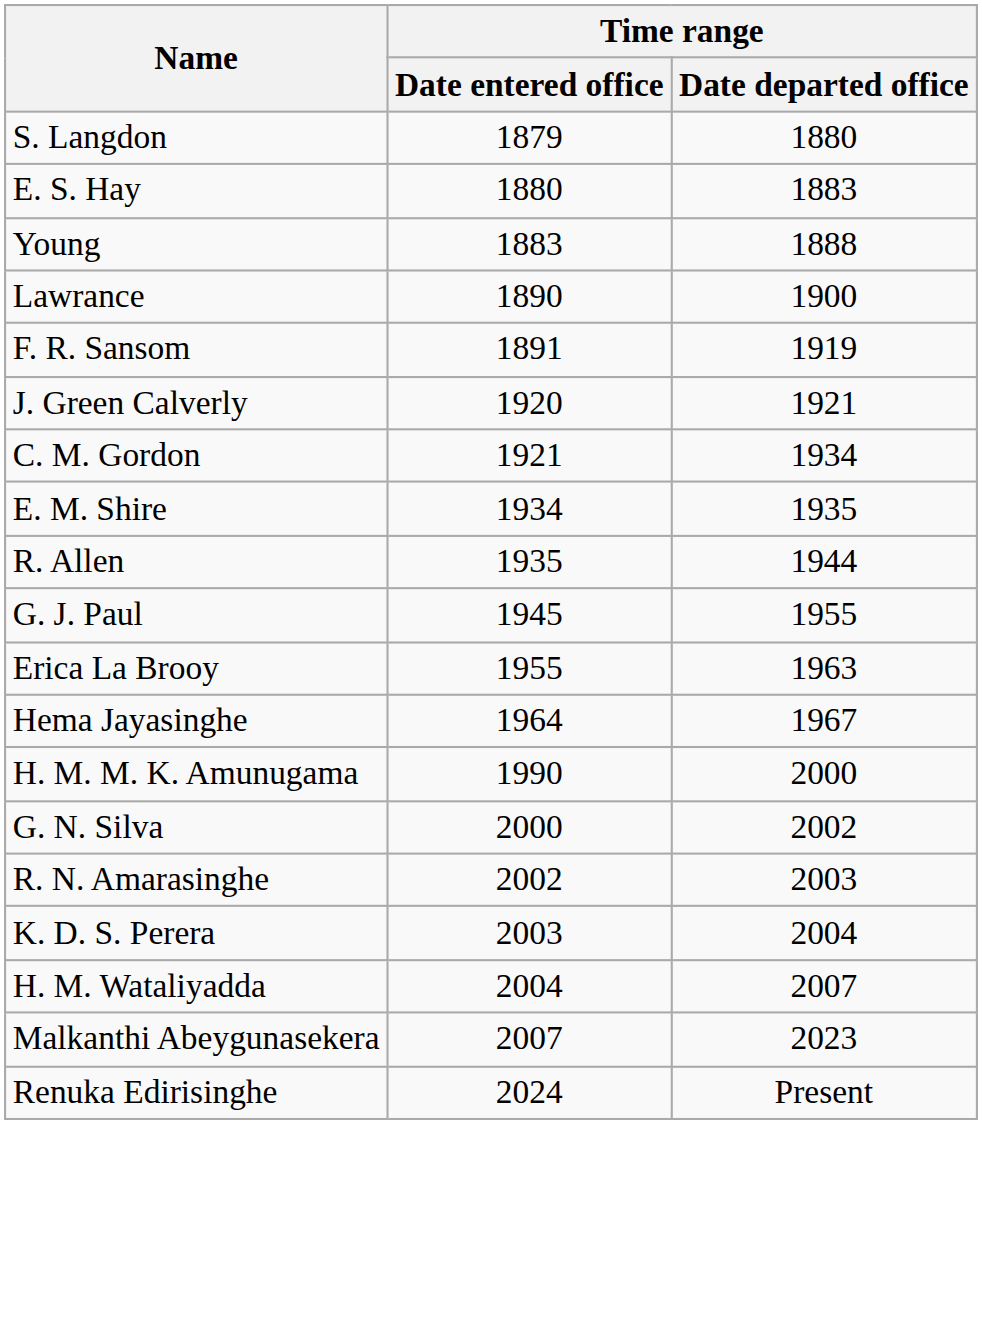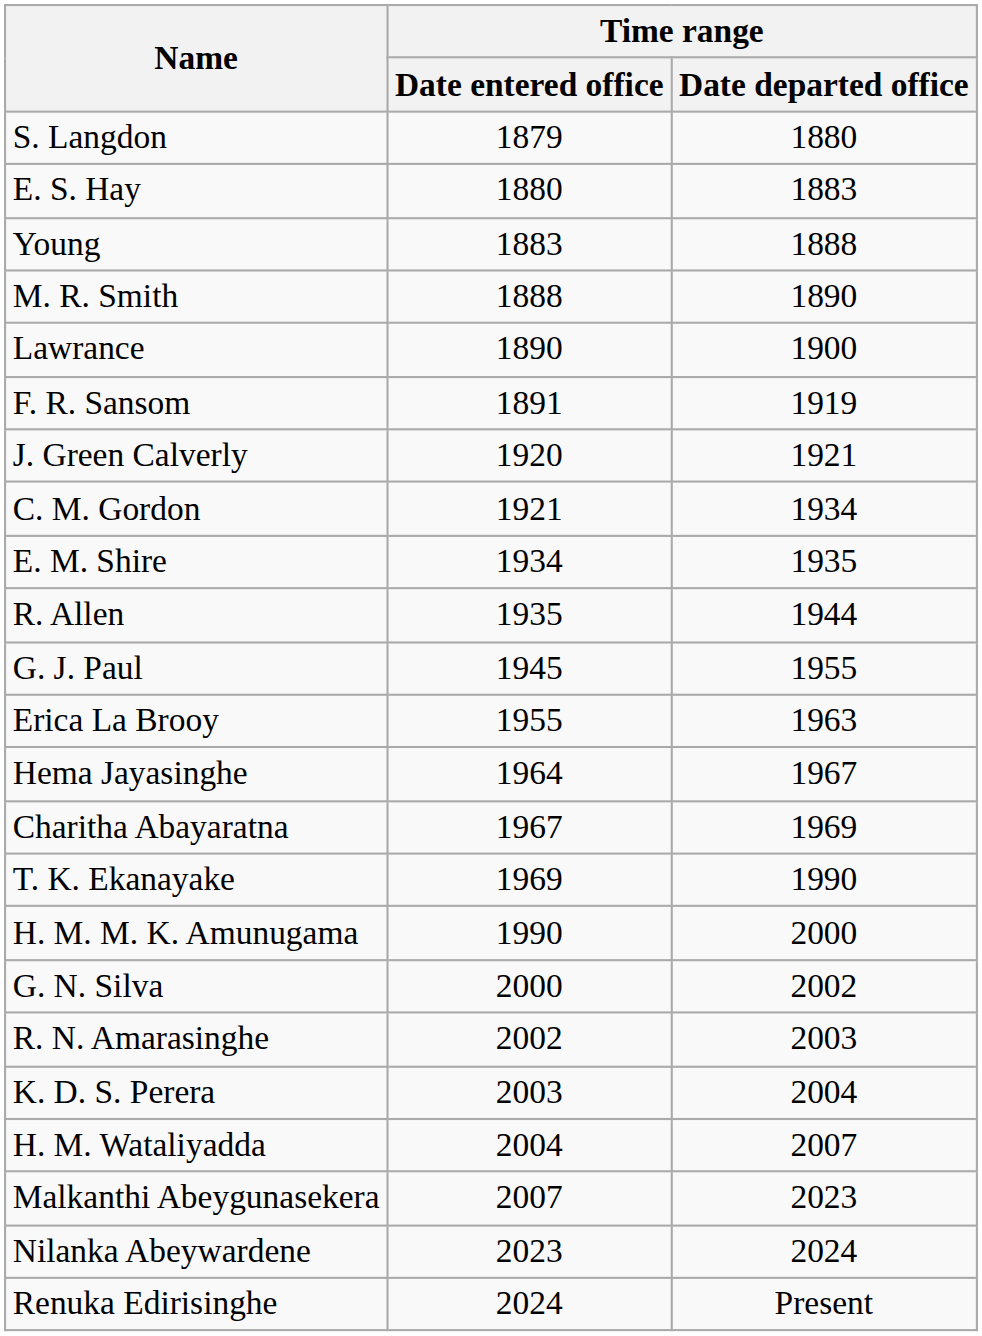+ row: (95, 296)
+ row: (151, 826)
+ row: (124, 879)
+ row: (162, 1250)
